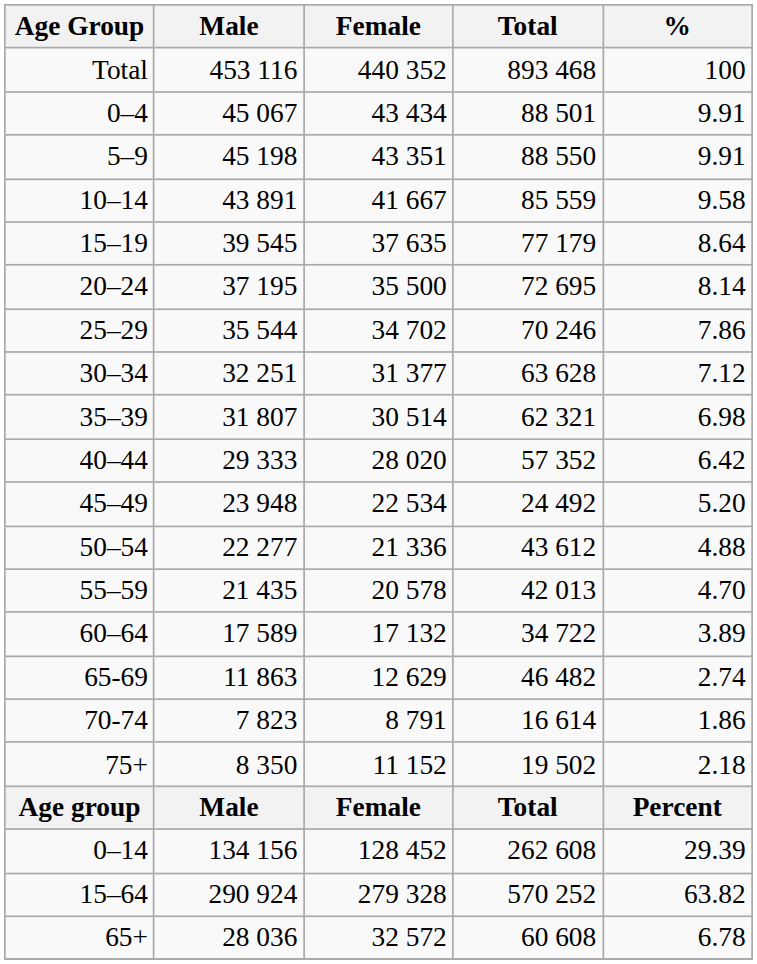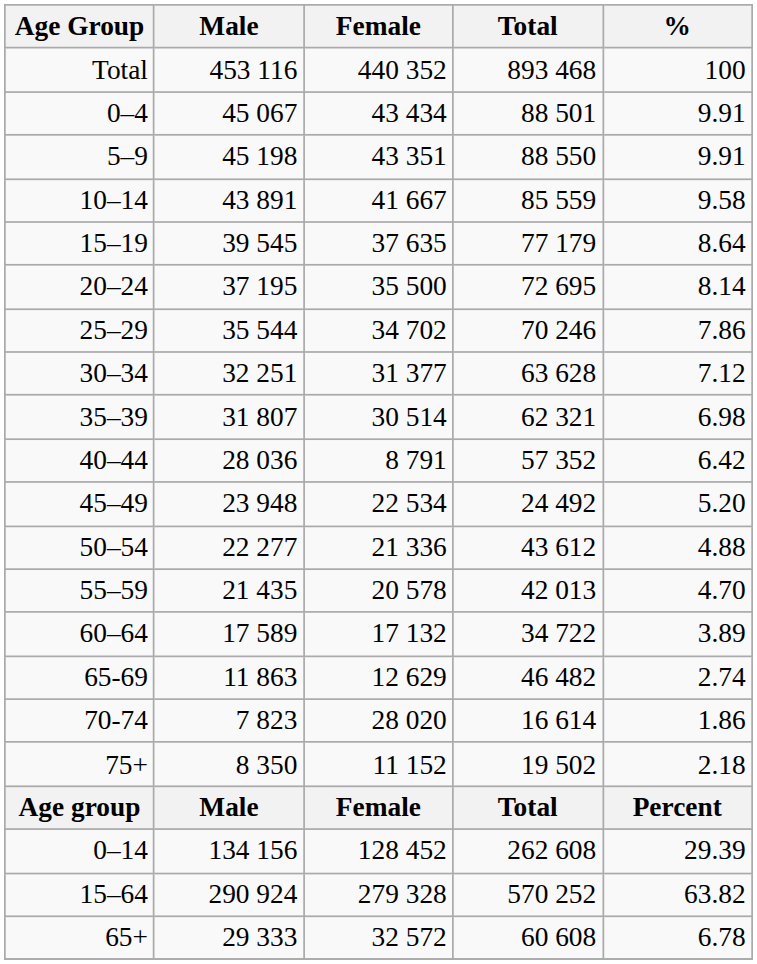(260, 460) 29 333 -> (260, 460) 28 036
(409, 460) 28 020 -> (416, 460) 8 791
(416, 720) 8 791 -> (409, 720) 28 020
(260, 937) 28 036 -> (260, 937) 29 333
